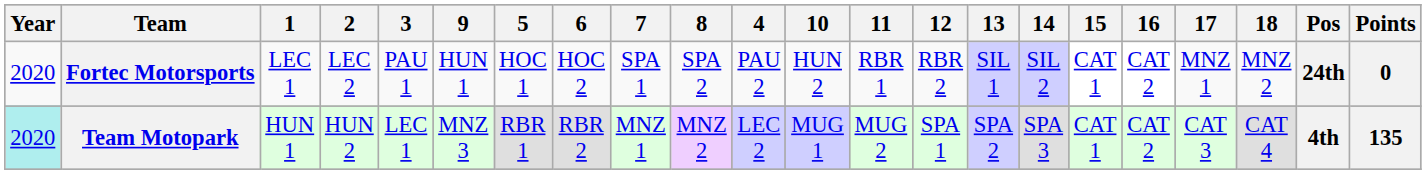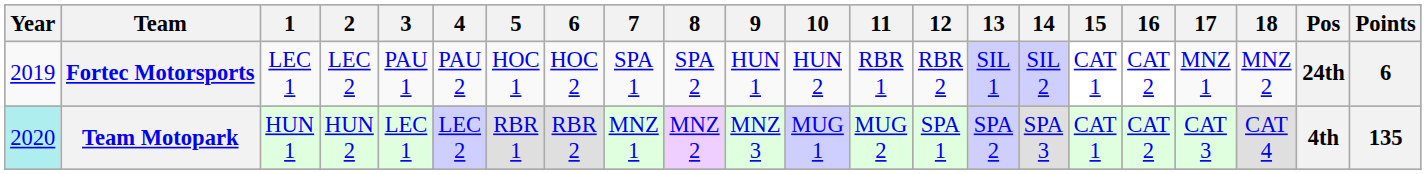columns swapped: (759, 22) <-> (463, 22)
(33, 73) 2020 -> (33, 73) 2019
(1386, 73) 0 -> (1386, 73) 6
